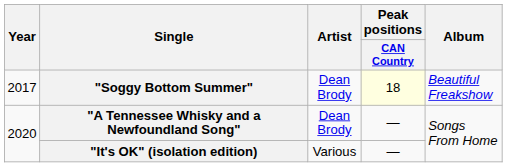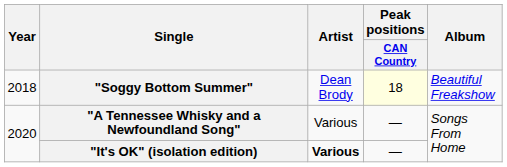(22, 87) 2017 -> (22, 87) 2018
(334, 123) Dean Brody -> (336, 123) Various
(334, 151) normal -> (336, 151) bold
